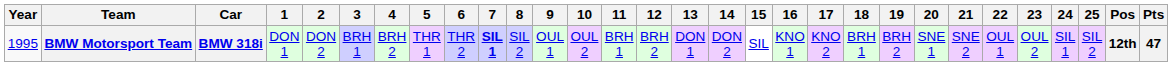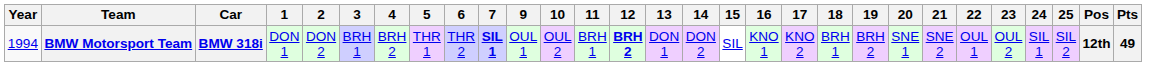- column: (519, 15)
(23, 44) 1995 -> (23, 44) 1994
(654, 44) normal -> (628, 44) bold
(1154, 44) 47 -> (1128, 44) 49
